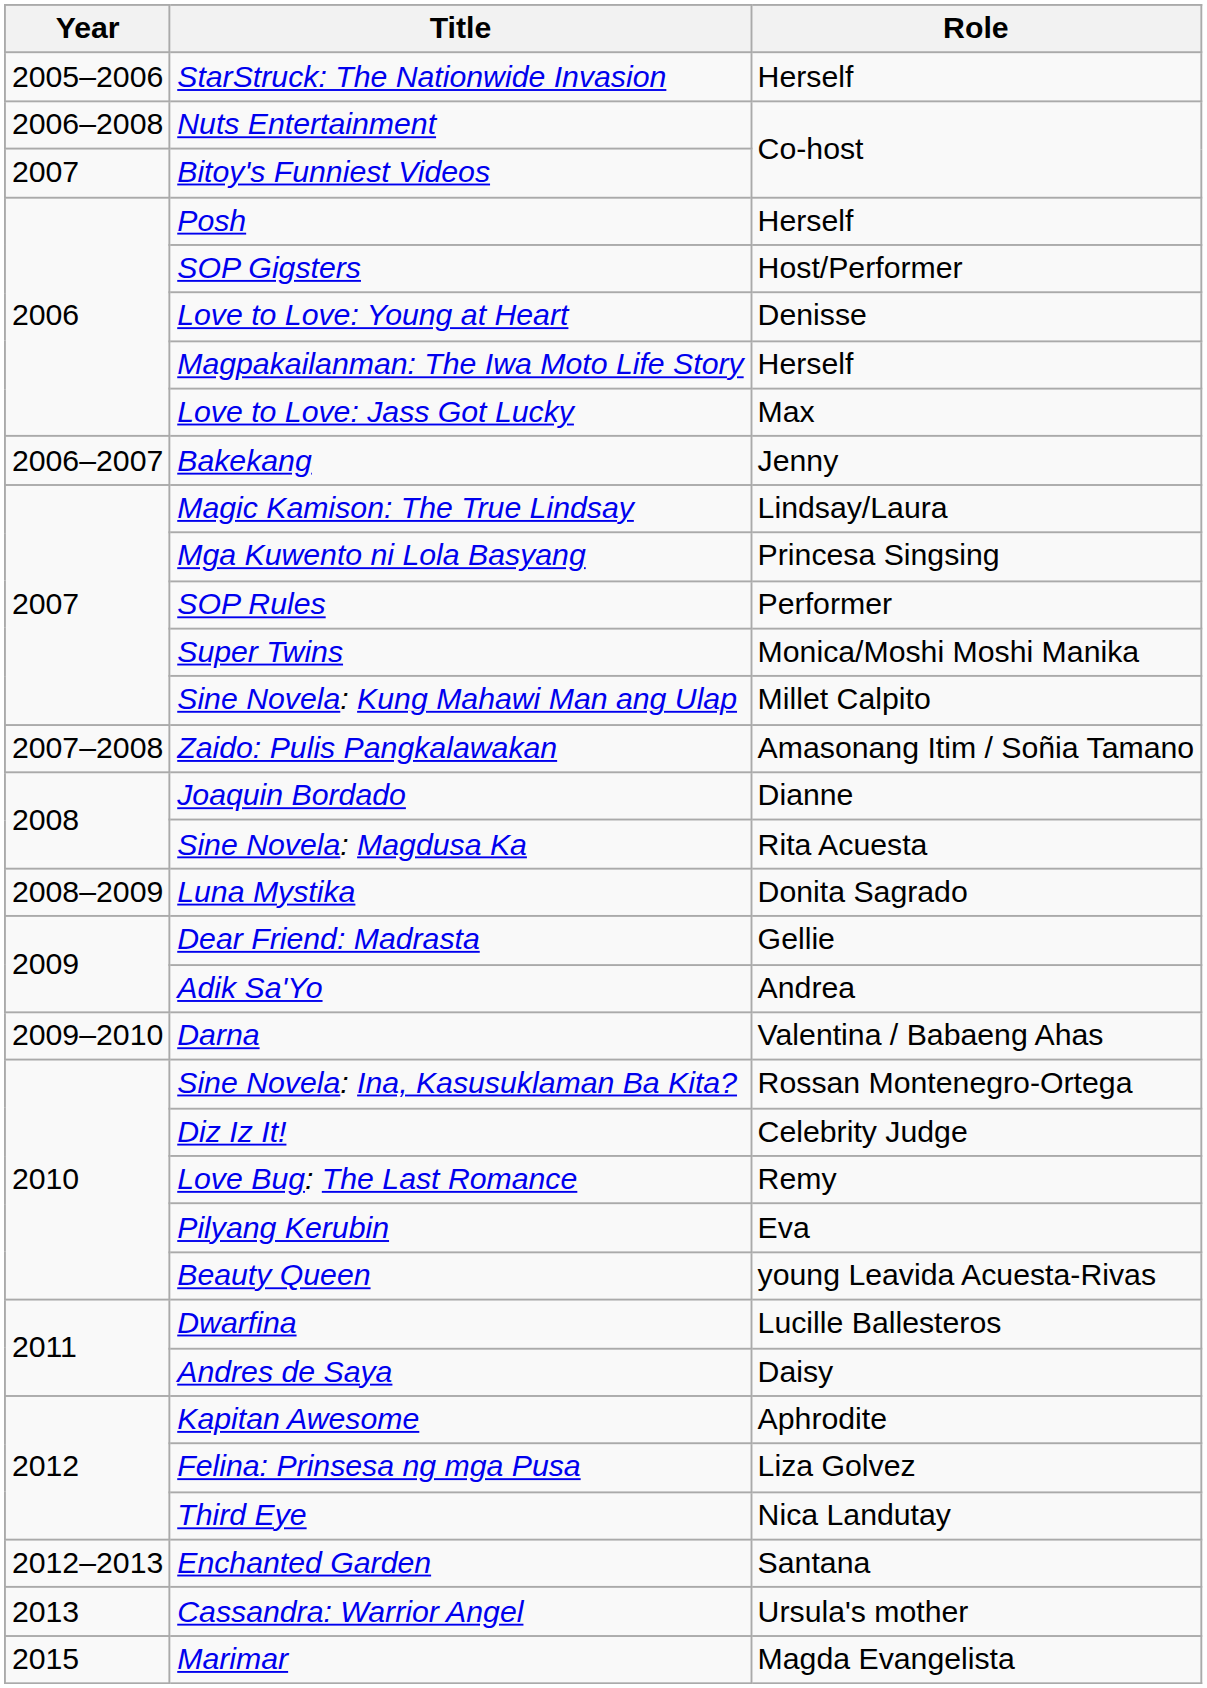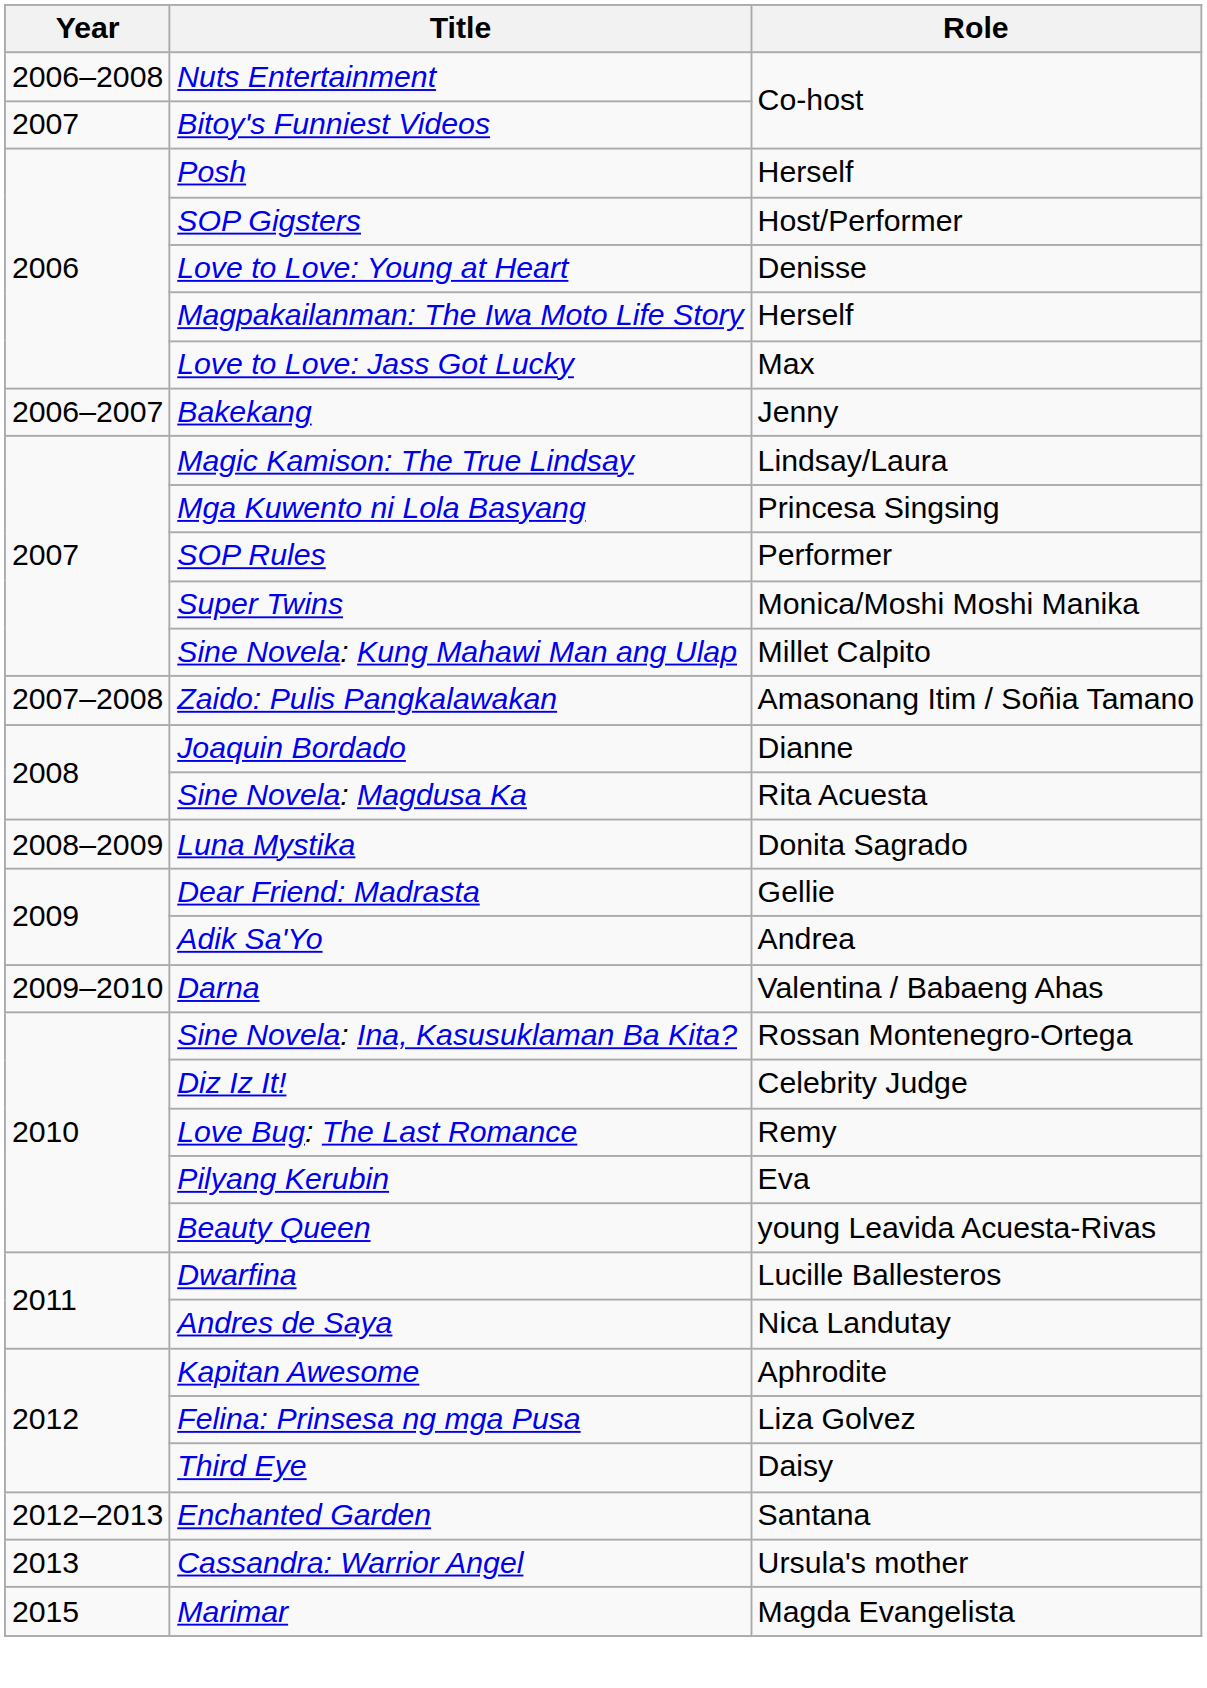- row: (422, 76)
(795, 1371) Daisy -> (854, 1323) Nica Landutay
(854, 1515) Nica Landutay -> (795, 1467) Daisy
